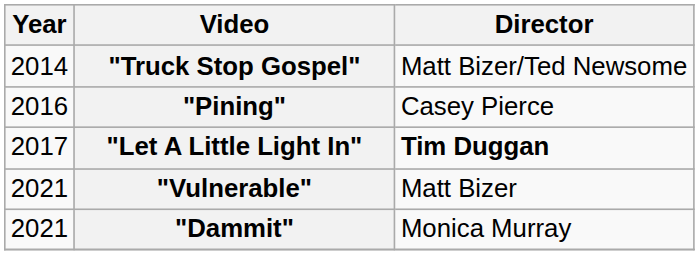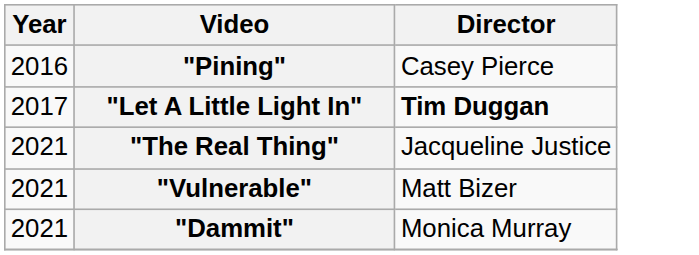- row: (234, 65)
+ row: (234, 147)
